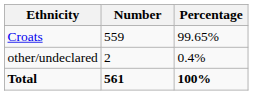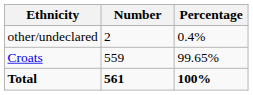rows swapped: (25, 36) <-> (53, 57)
